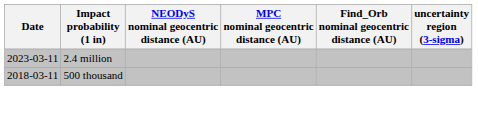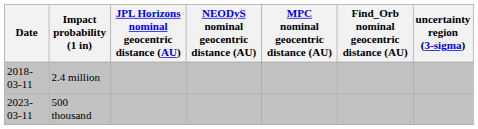+ column: (148, 33)
(33, 58) 2023-03-11 -> (20, 78) 2018-03-11
(33, 76) 2018-03-11 -> (20, 109) 2023-03-11
